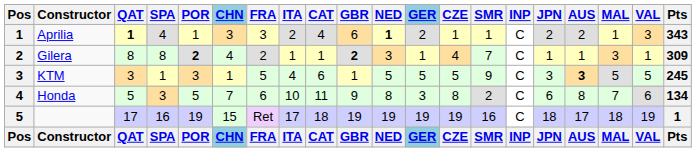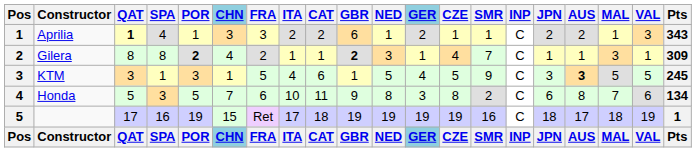(321, 35) 4 -> (321, 35) 2
(388, 35) bold -> (388, 35) normal
(422, 75) 5 -> (422, 75) 4
